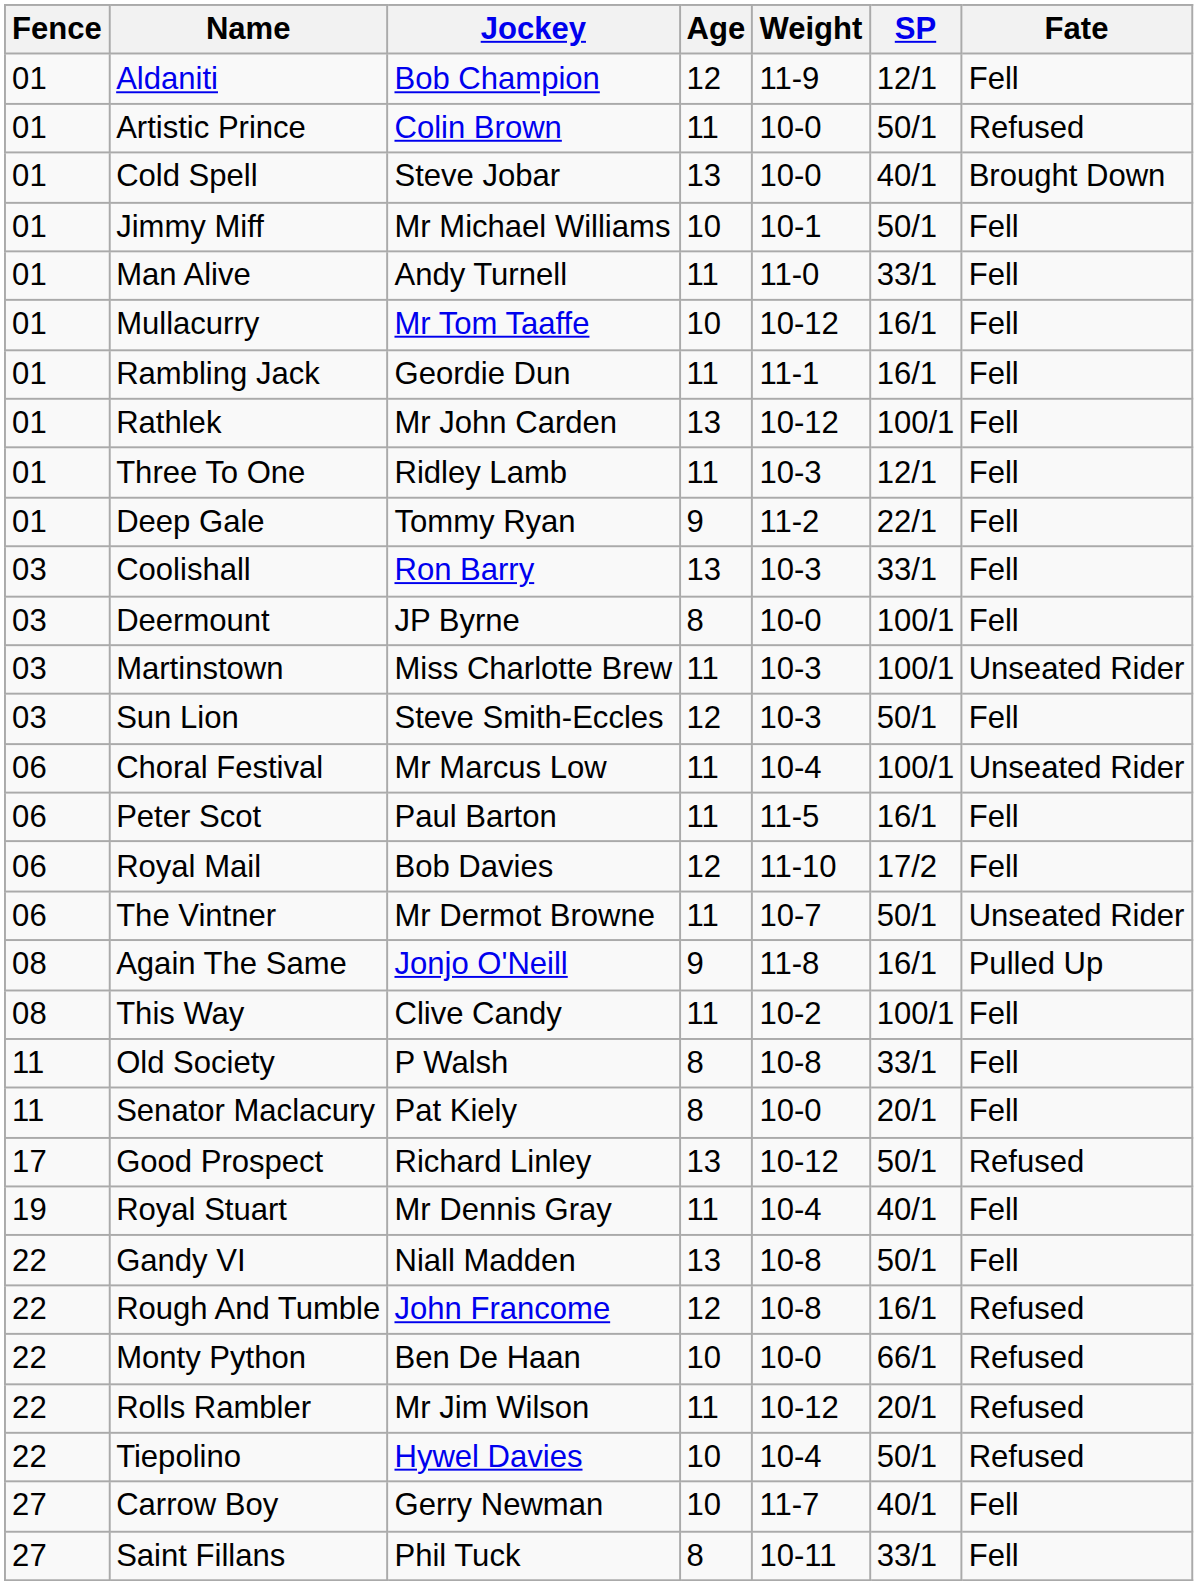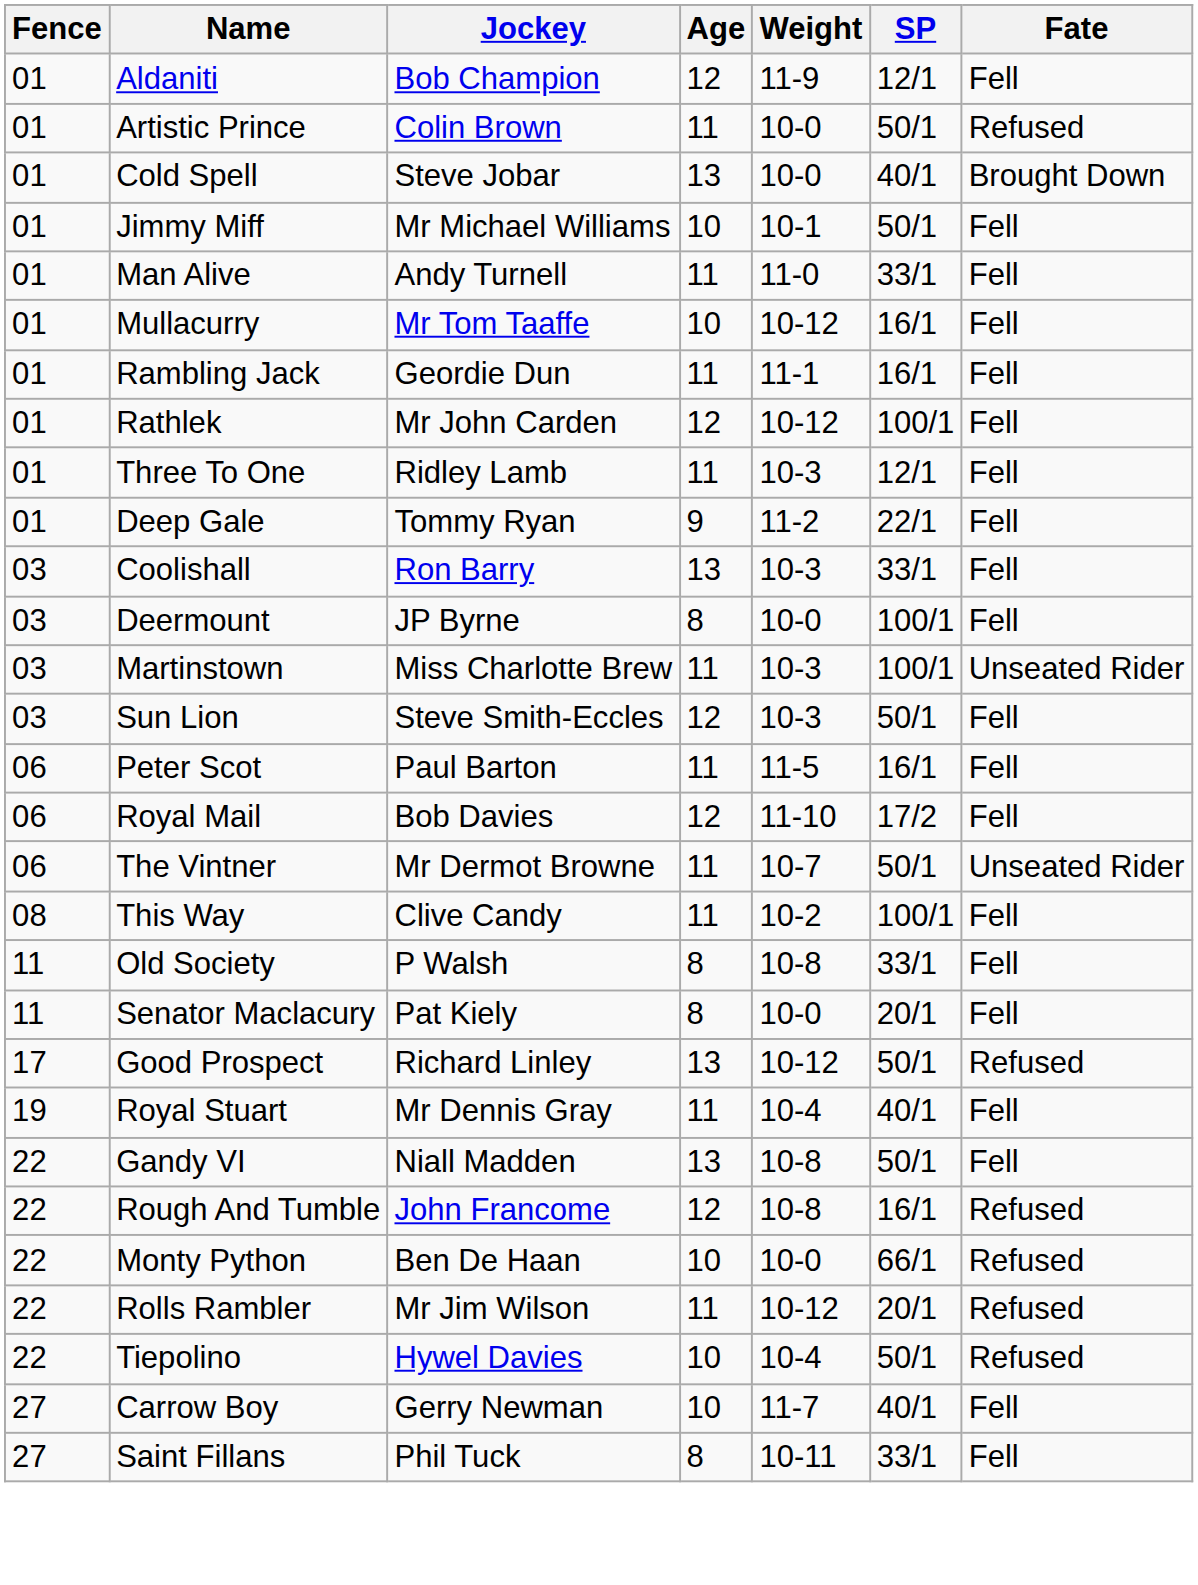(704, 422) 13 -> (704, 422) 12
- row: (220, 767)
- row: (231, 964)
